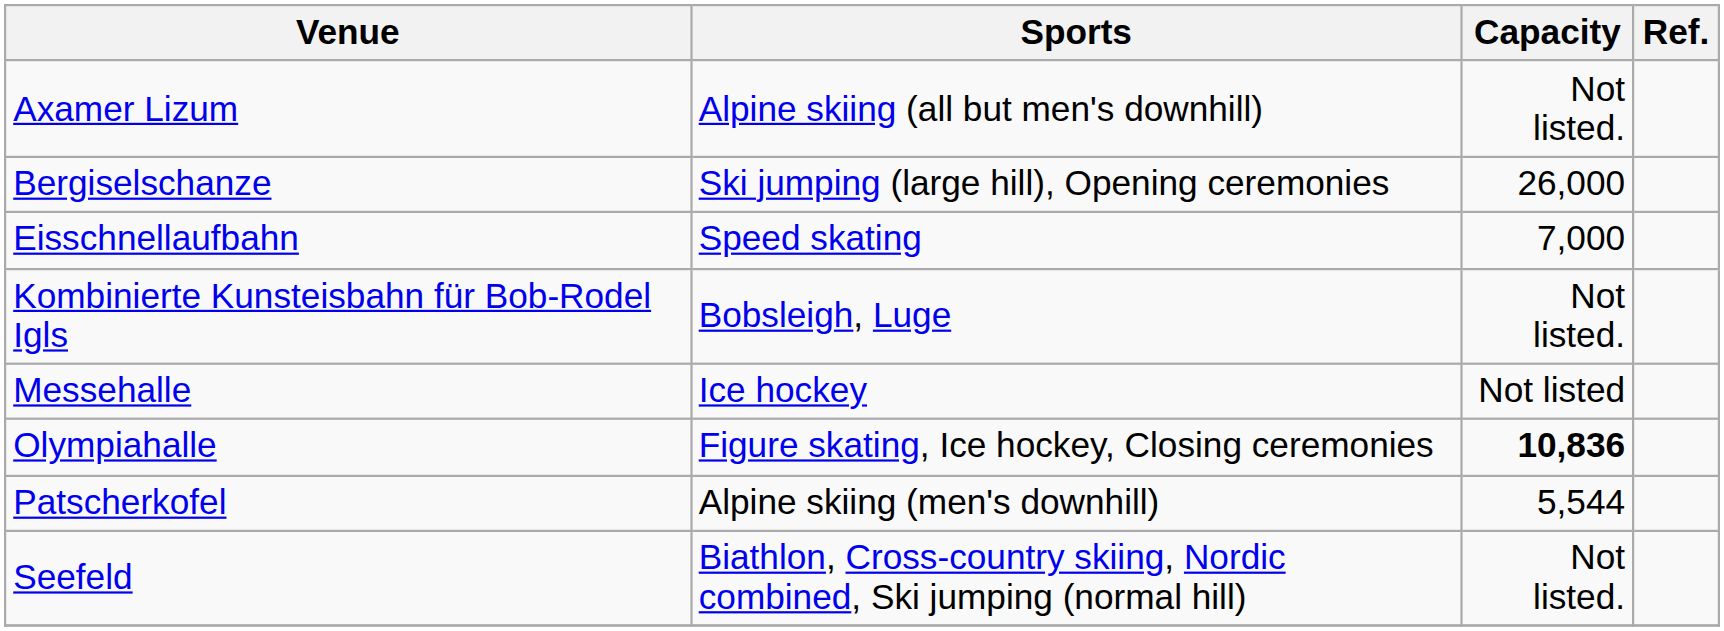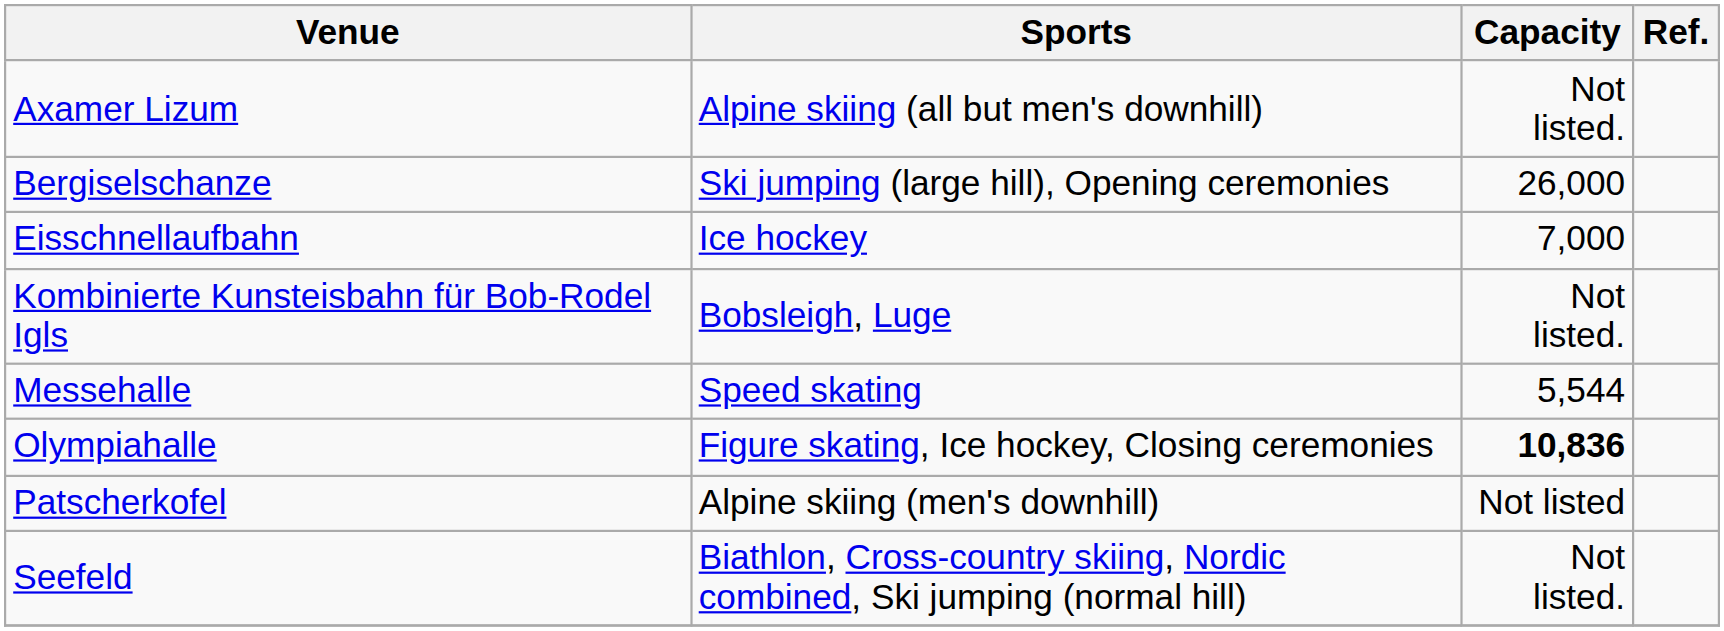(810, 239) Speed skating -> (783, 239) Ice hockey
(783, 390) Ice hockey -> (810, 390) Speed skating
(1552, 390) Not listed -> (1581, 390) 5,544
(1581, 502) 5,544 -> (1552, 502) Not listed
